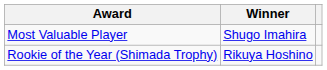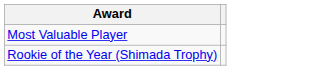- column: (268, 14)
